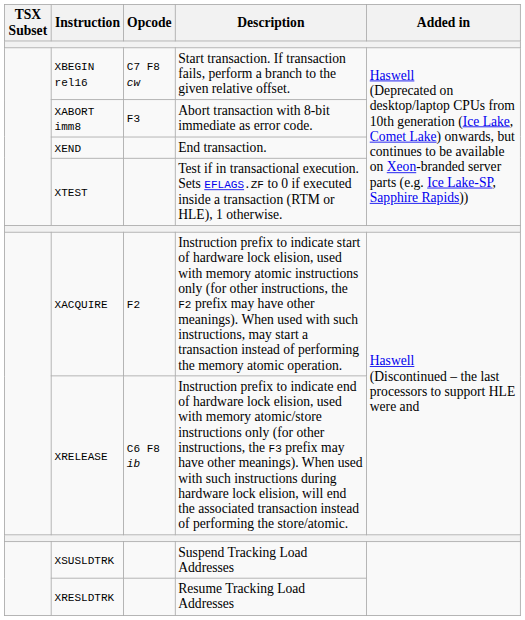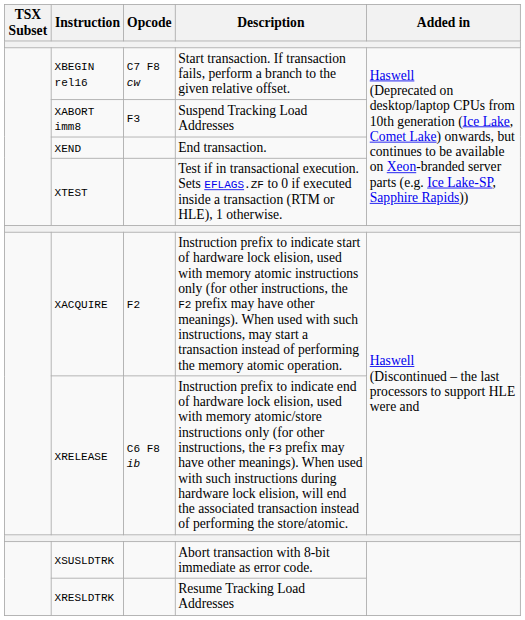(254, 118) Abort transaction with 8-bit immediate as error code. -> (243, 118) Suspend Tracking Load Addresses
(243, 559) Suspend Tracking Load Addresses -> (254, 559) Abort transaction with 8-bit immediate as error code.
